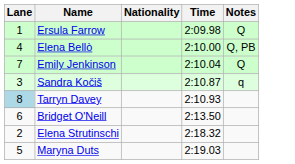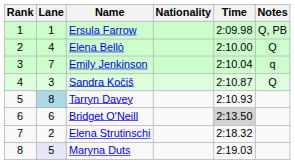+ column: (20, 13)
(241, 30) Q -> (273, 30) Q, PB
(241, 47) Q, PB -> (273, 47) Q
(241, 64) Q -> (273, 64) q
(241, 82) q -> (273, 82) Q
(203, 116) no background -> (234, 116) lightgrey background
(20, 151) no background -> (51, 151) lavender background
